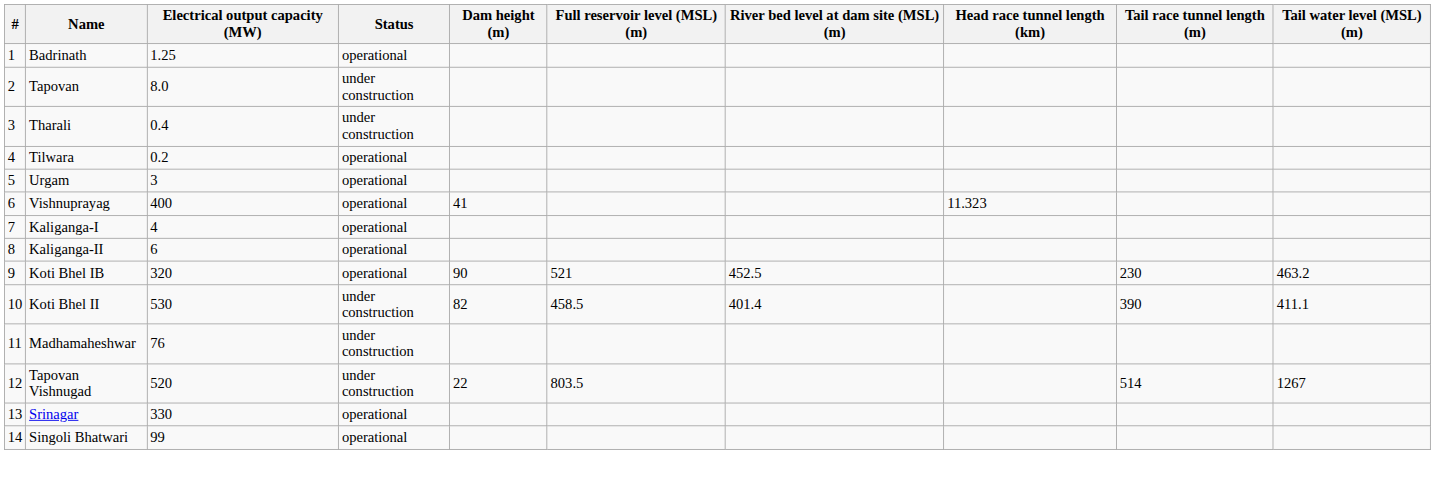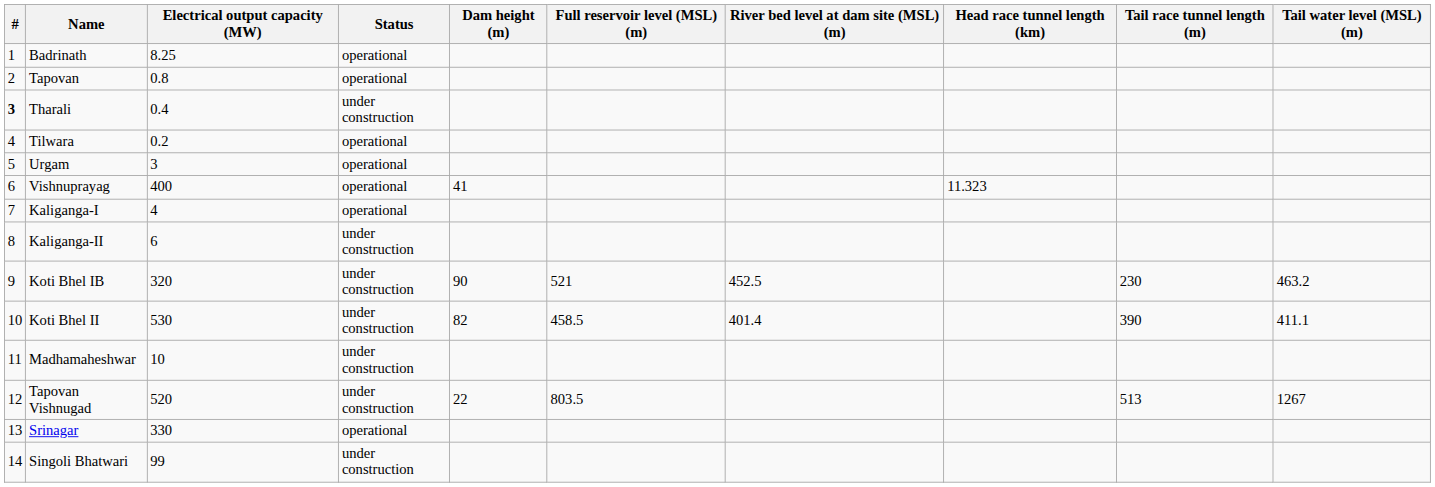(163, 55) 1.25 -> (163, 55) 8.25
(159, 86) 8.0 -> (159, 78) 0.8
(378, 86) under construction -> (375, 78) operational
(11, 126) normal -> (11, 109) bold
(375, 249) operational -> (378, 241) under construction
(375, 273) operational -> (378, 281) under construction
(158, 343) 76 -> (158, 360) 10
(1131, 383) 514 -> (1131, 399) 513
(375, 437) operational -> (378, 462) under construction
